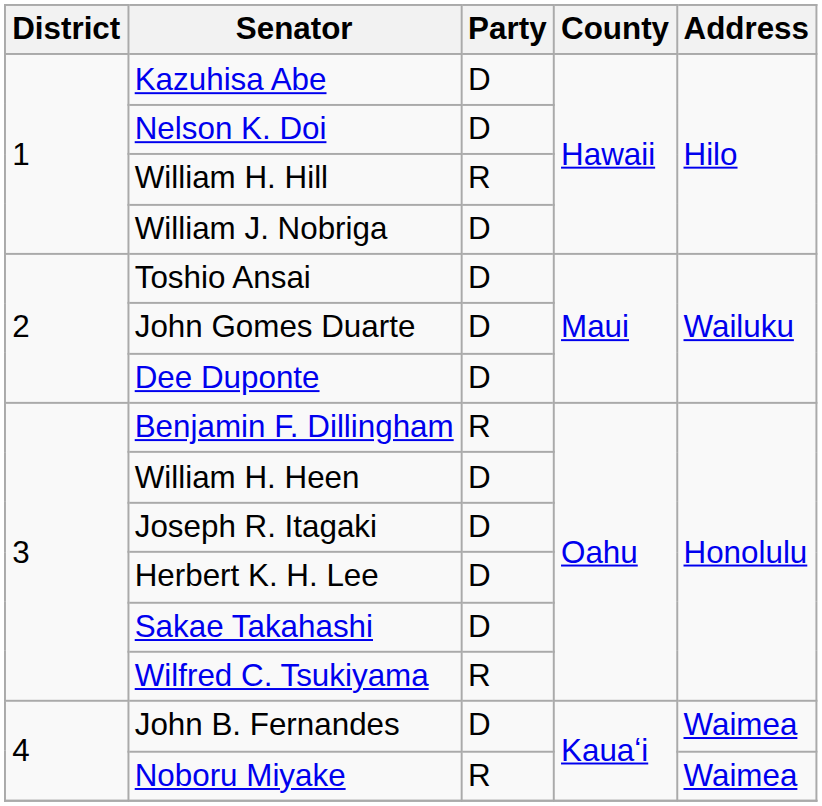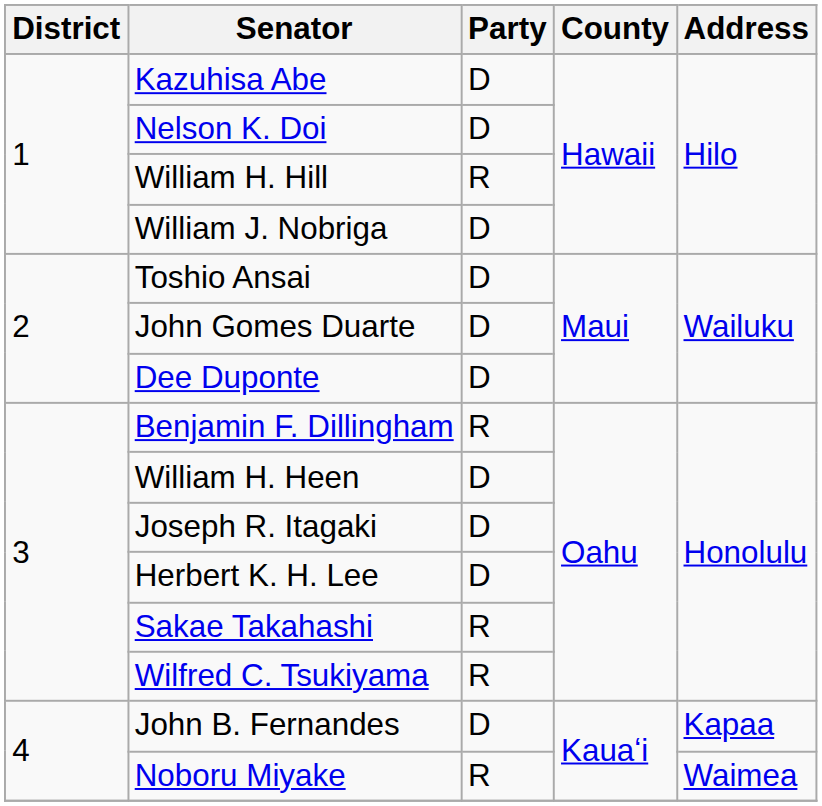(479, 626) D -> (479, 626) R
(740, 725) Waimea -> (729, 725) Kapaa
